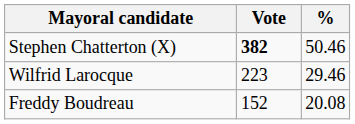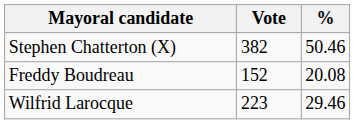(254, 47) bold -> (254, 47) normal
rows swapped: (71, 75) <-> (71, 103)
